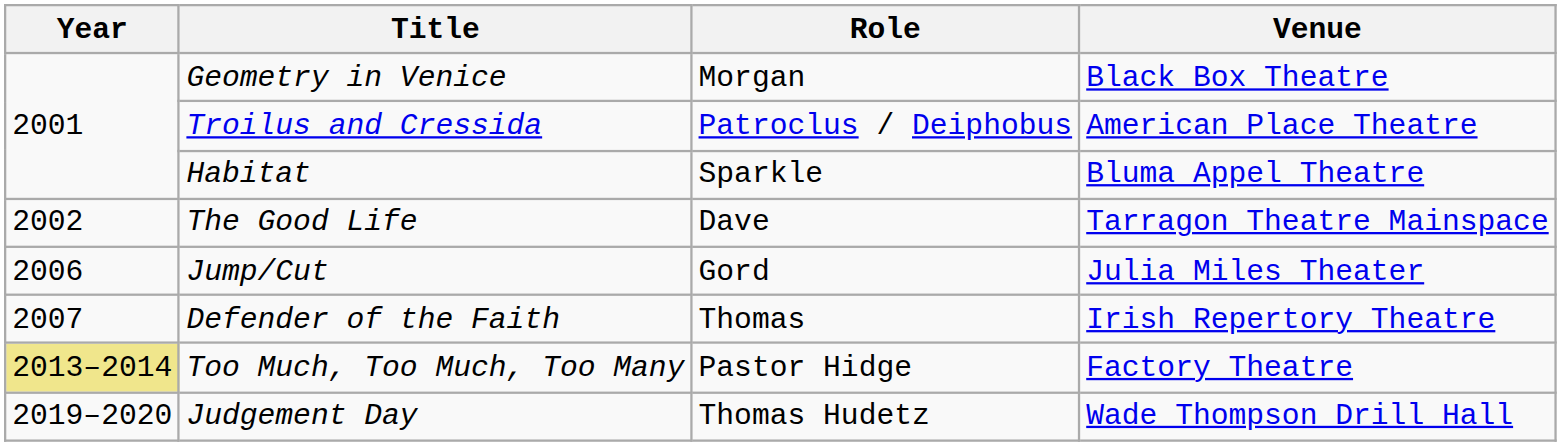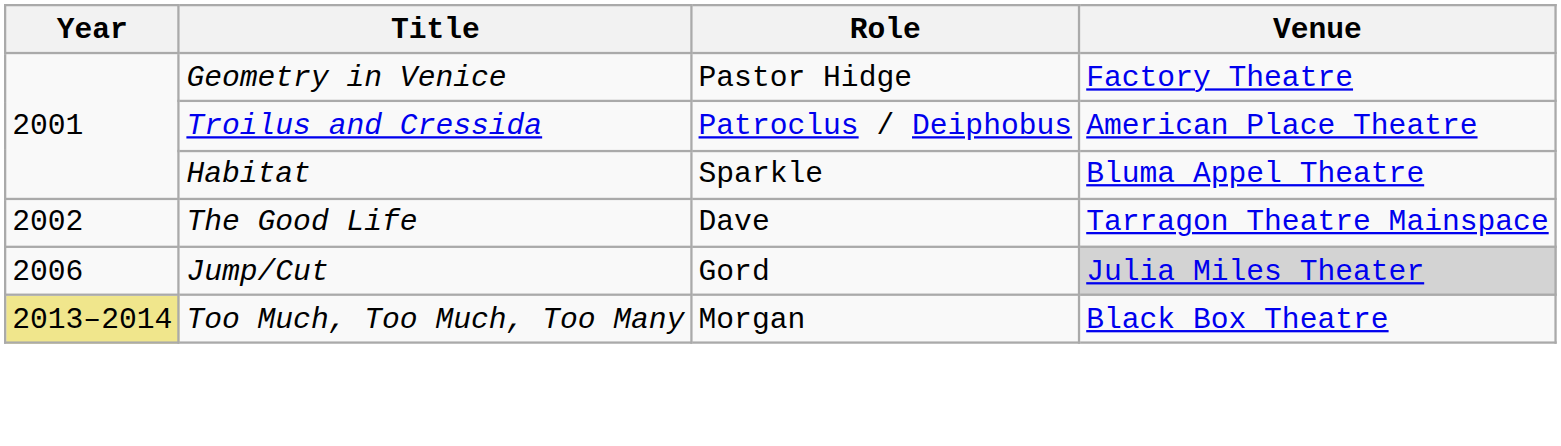(752, 78) Morgan -> (805, 78) Pastor Hidge
(1237, 78) Black Box Theatre -> (1220, 78) Factory Theatre
(1255, 271) no background -> (1255, 271) lightgrey background
- row: (373, 319)
(805, 367) Pastor Hidge -> (752, 319) Morgan
(1220, 367) Factory Theatre -> (1237, 319) Black Box Theatre
- row: (302, 416)
